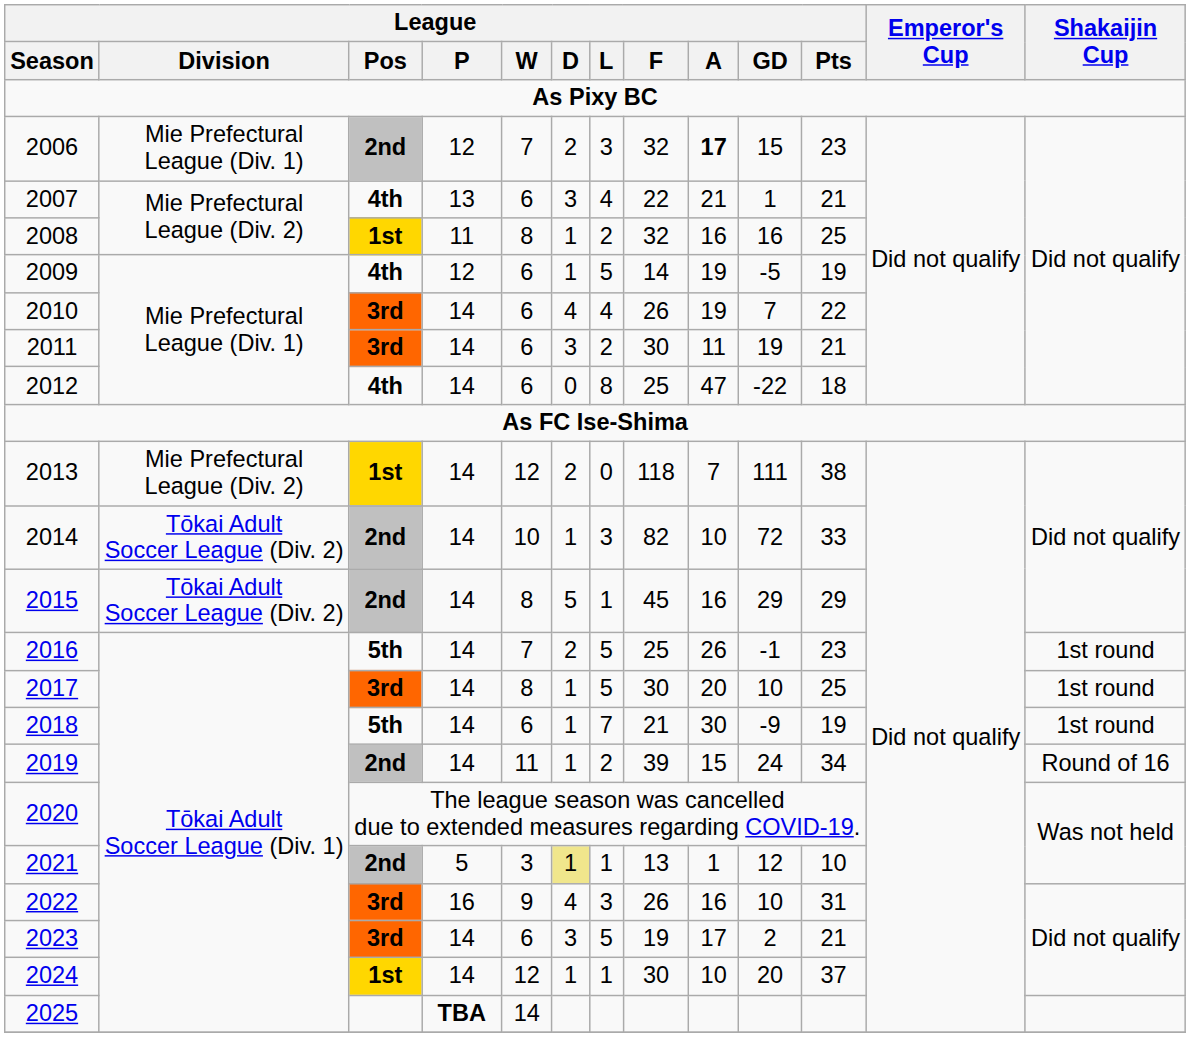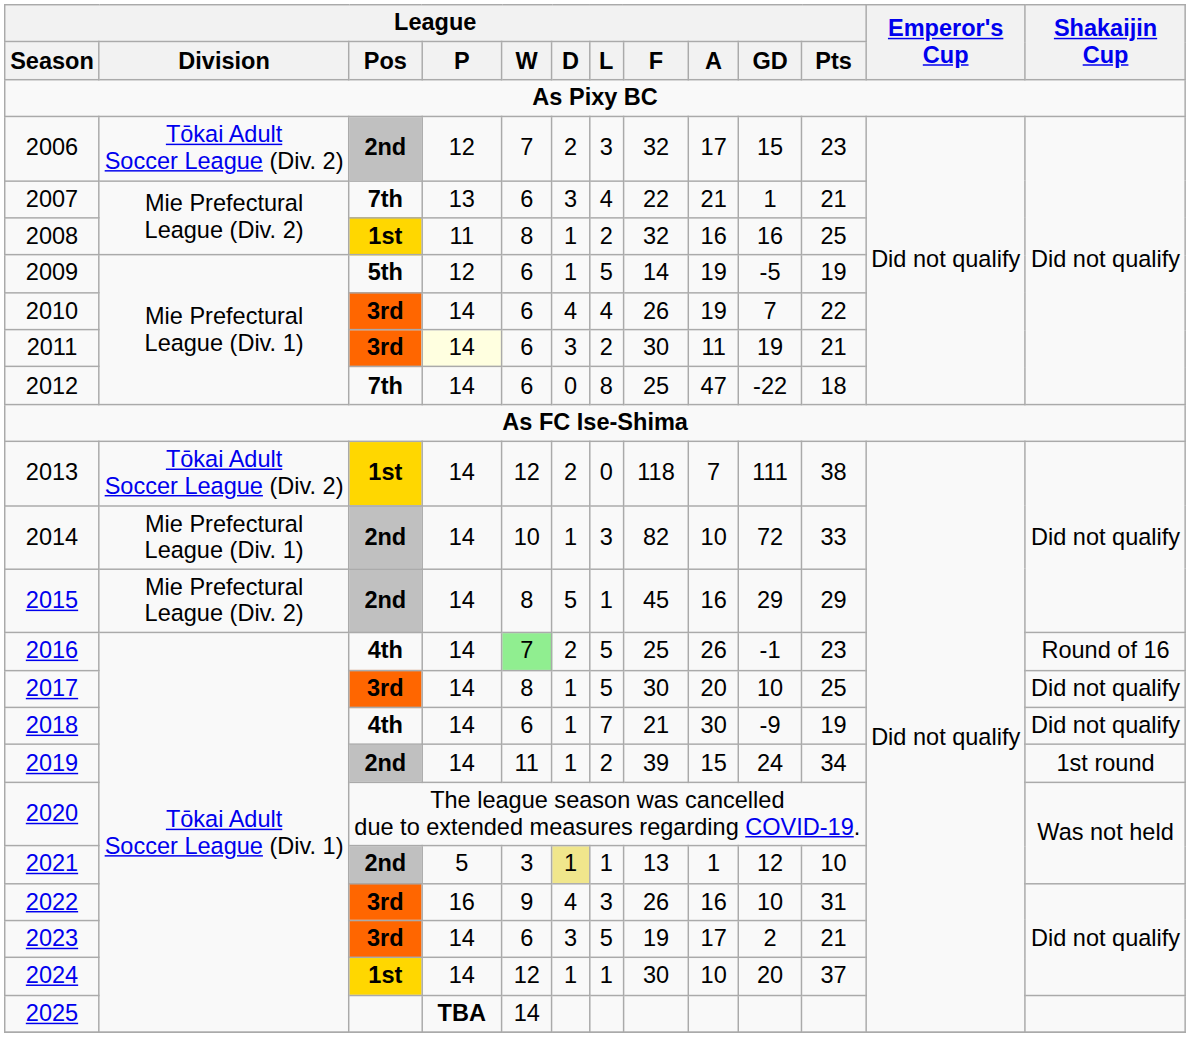(224, 148) Mie Prefectural League (Div. 1) -> (224, 148) Tōkai Adult Soccer League (Div. 2)
(714, 148) bold -> (714, 148) normal
(385, 198) 4th -> (385, 198) 7th
(385, 273) 4th -> (385, 273) 5th
(462, 348) no background -> (462, 348) lightyellow background
(385, 385) 4th -> (385, 385) 7th
(224, 473) Mie Prefectural League (Div. 2) -> (224, 473) Tōkai Adult Soccer League (Div. 2)
(224, 536) Tōkai Adult Soccer League (Div. 2) -> (224, 536) Mie Prefectural League (Div. 1)
(224, 600) Tōkai Adult Soccer League (Div. 2) -> (224, 600) Mie Prefectural League (Div. 2)
(385, 651) 5th -> (385, 651) 4th
(527, 651) no background -> (527, 651) lightgreen background
(1106, 651) 1st round -> (1106, 651) Round of 16
(1106, 688) 1st round -> (1106, 688) Did not qualify
(385, 725) 5th -> (385, 725) 4th
(1106, 725) 1st round -> (1106, 725) Did not qualify
(1106, 763) Round of 16 -> (1106, 763) 1st round
